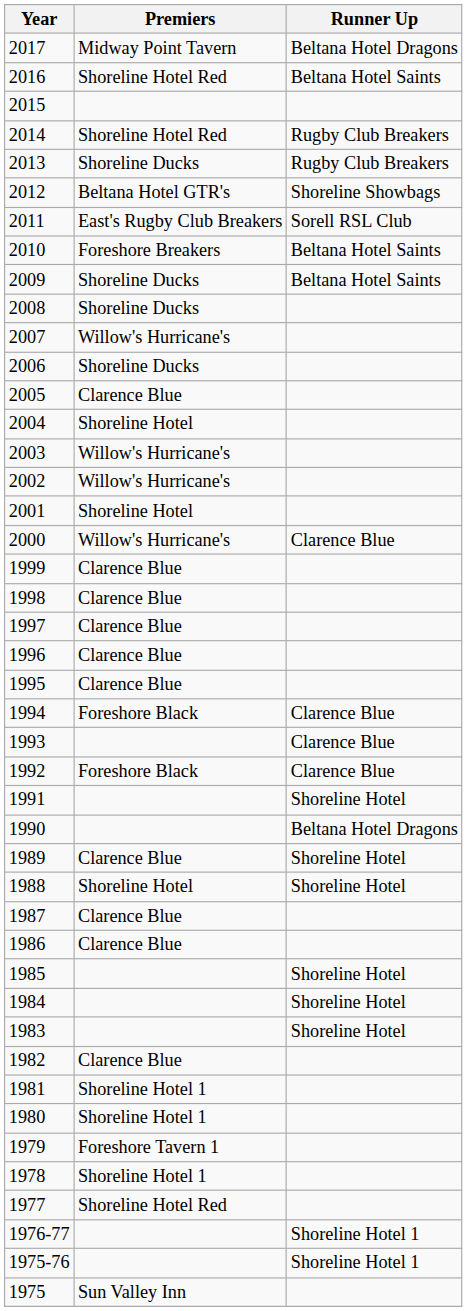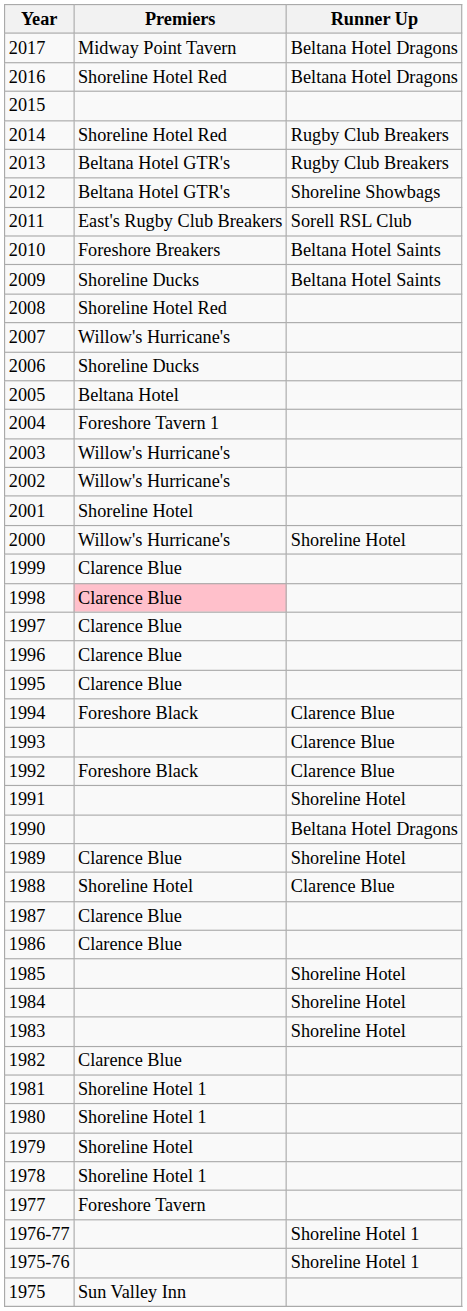(366, 76) Beltana Hotel Saints -> (374, 76) Beltana Hotel Dragons
(139, 163) Shoreline Ducks -> (154, 163) Beltana Hotel GTR's
(139, 308) Shoreline Ducks -> (152, 308) Shoreline Hotel Red
(130, 395) Clarence Blue -> (128, 395) Beltana Hotel
(135, 423) Shoreline Hotel -> (149, 423) Foreshore Tavern 1
(343, 539) Clarence Blue -> (348, 539) Shoreline Hotel
(130, 597) no background -> (130, 597) pink background
(348, 886) Shoreline Hotel -> (343, 886) Clarence Blue
(149, 1147) Foreshore Tavern 1 -> (135, 1147) Shoreline Hotel
(152, 1204) Shoreline Hotel Red -> (142, 1204) Foreshore Tavern
